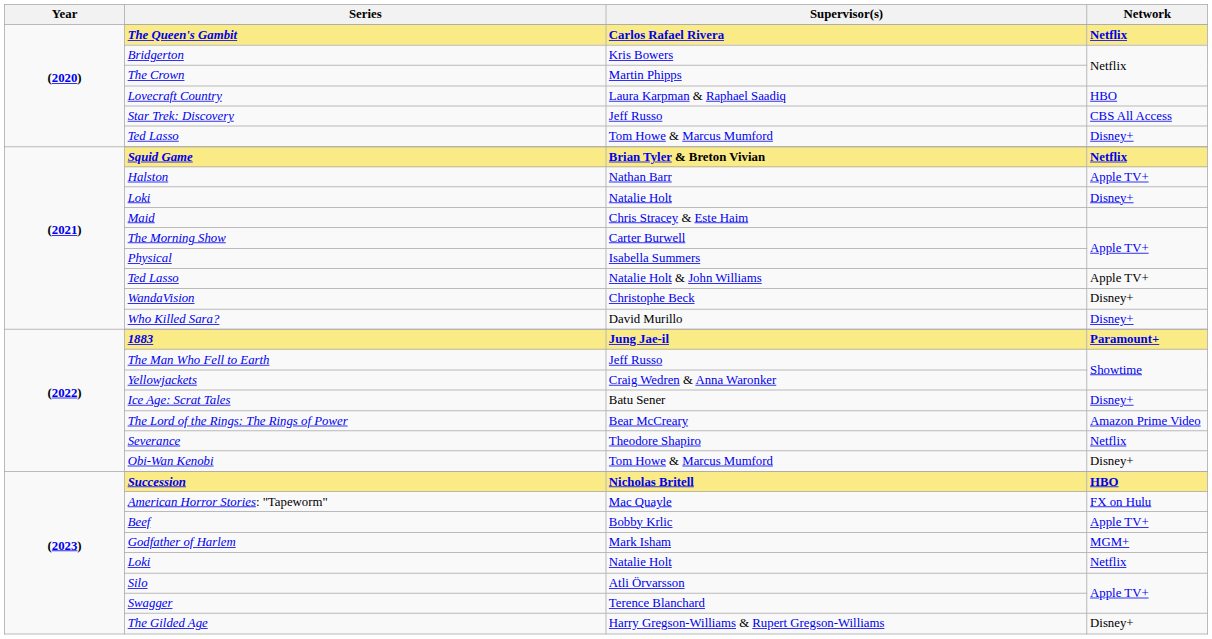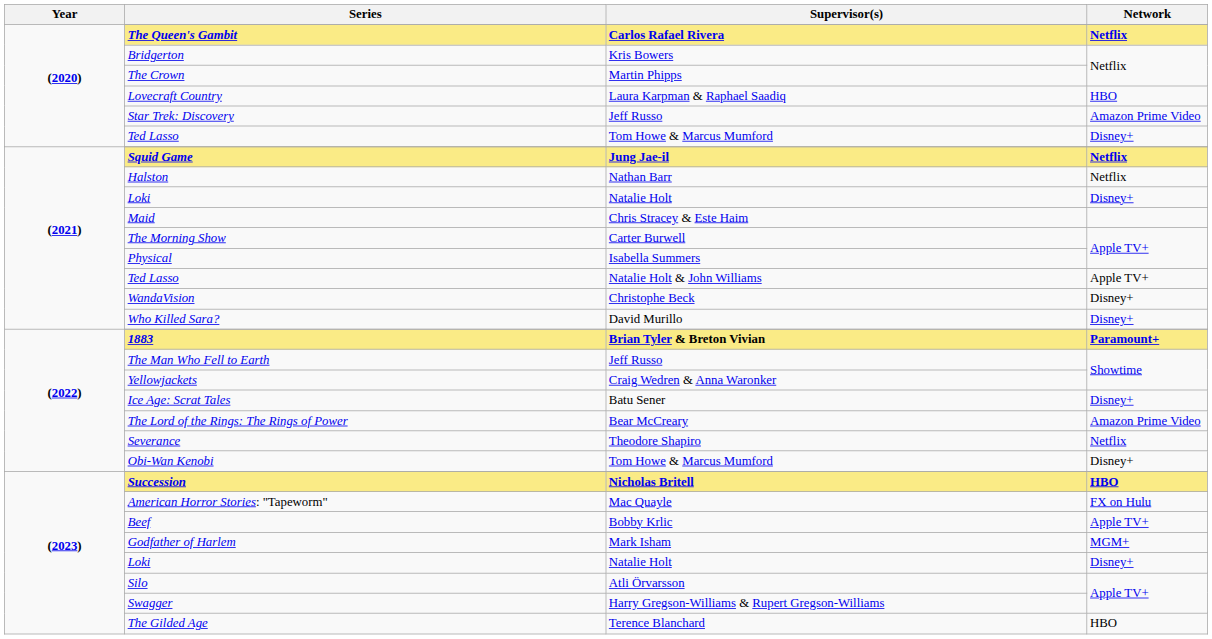(1131, 116) CBS All Access -> (1145, 116) Amazon Prime Video
(687, 156) Brian Tyler & Breton Vivian -> (639, 156) Jung Jae-il
(1119, 177) Apple TV+ -> (1108, 177) Netflix
(639, 339) Jung Jae-il -> (687, 339) Brian Tyler & Breton Vivian
(1108, 562) Netflix -> (1112, 562) Disney+
(657, 603) Terence Blanchard -> (747, 603) Harry Gregson-Williams & Rupert Gregson-Williams
(747, 623) Harry Gregson-Williams & Rupert Gregson-Williams -> (657, 623) Terence Blanchard
(1112, 623) Disney+ -> (1104, 623) HBO
